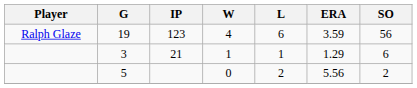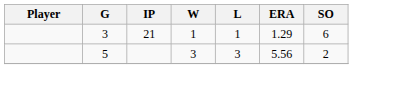- row: (124, 34)
(229, 73) 0 -> (193, 54) 3
(281, 73) 2 -> (238, 54) 3
